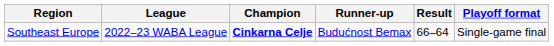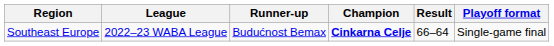columns swapped: (272, 13) <-> (365, 13)
